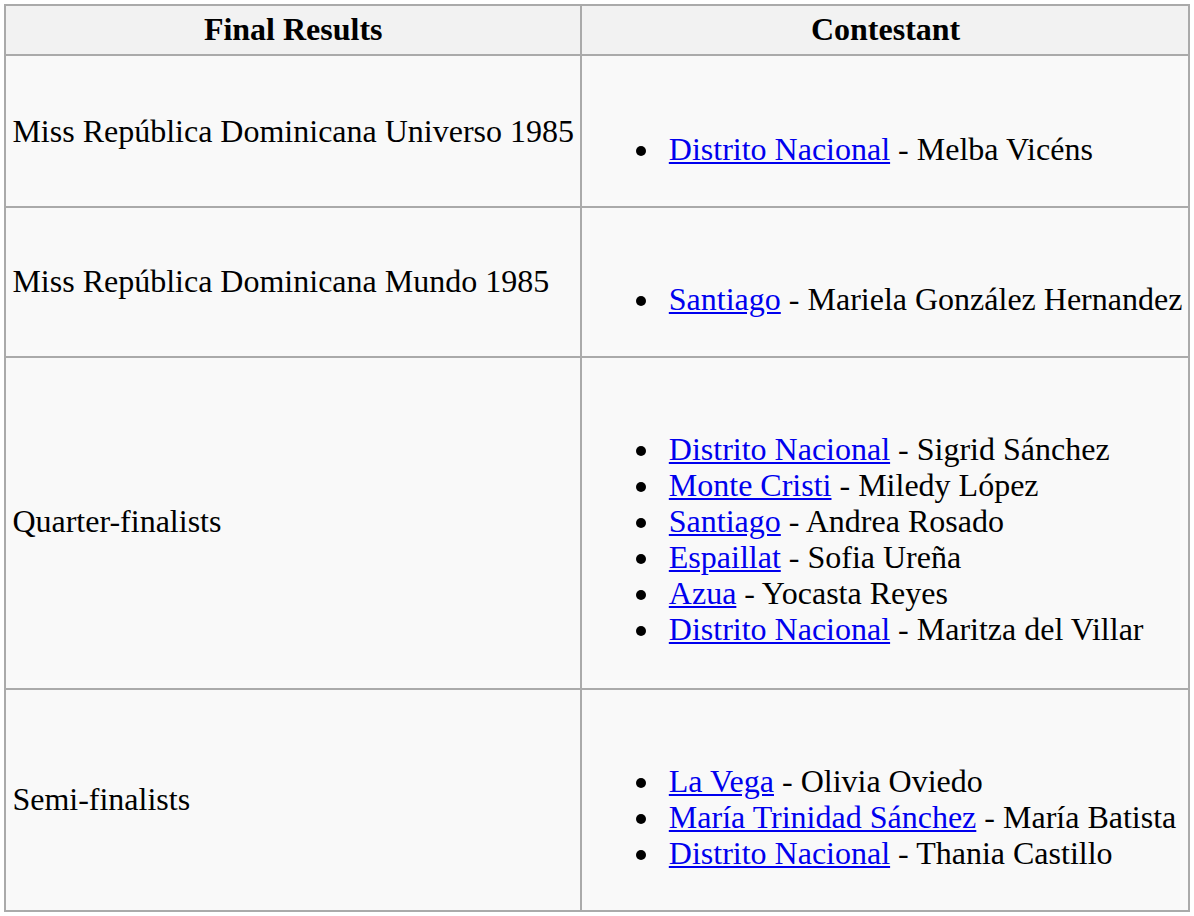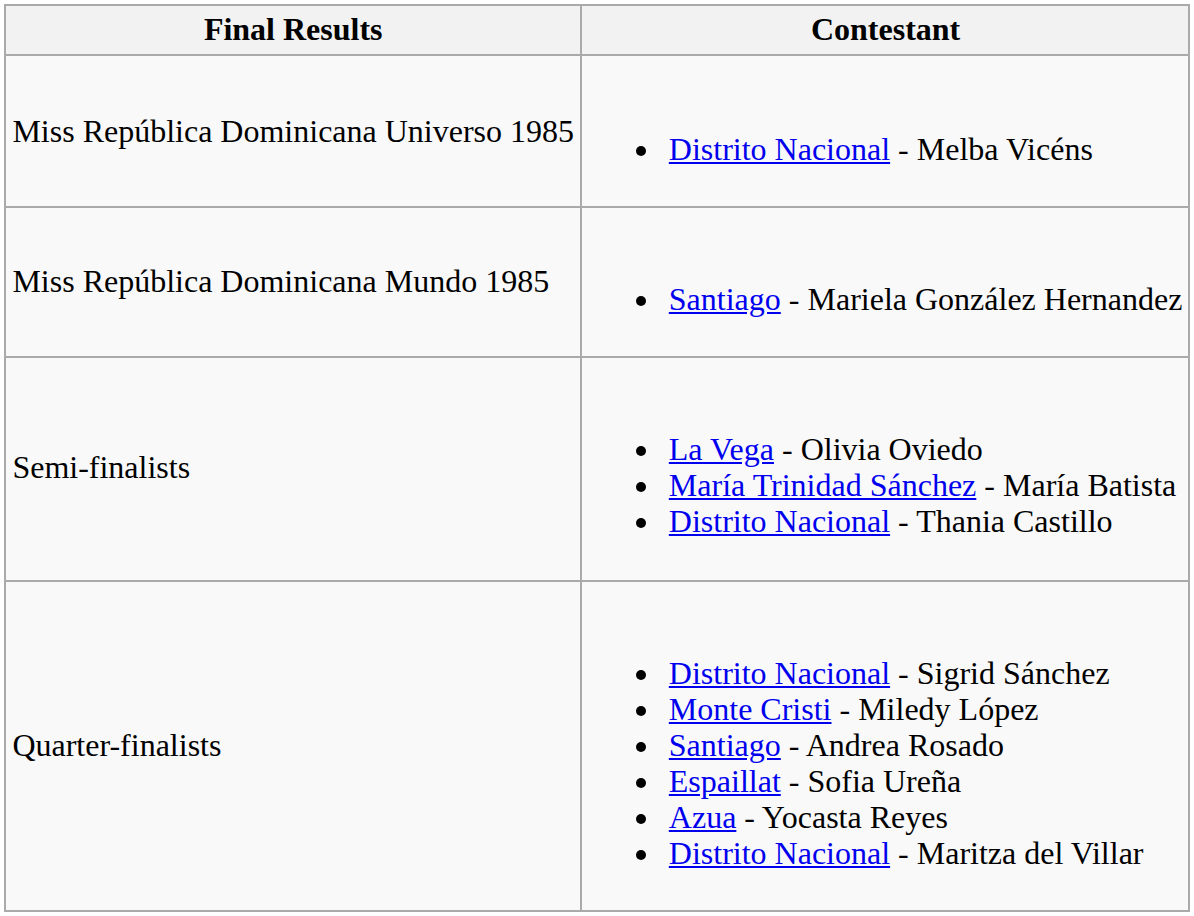rows swapped: (101, 798) <-> (117, 522)
